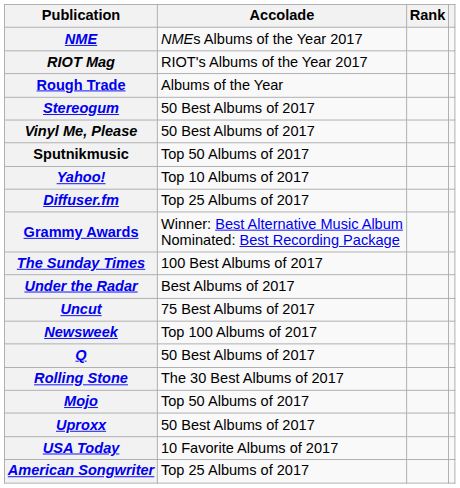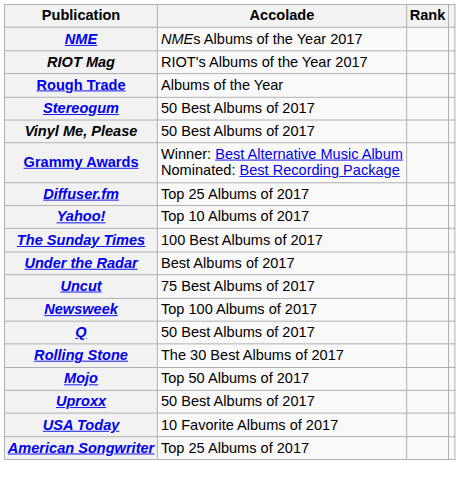- row: (81, 154)
rows swapped: (81, 232) <-> (81, 177)
